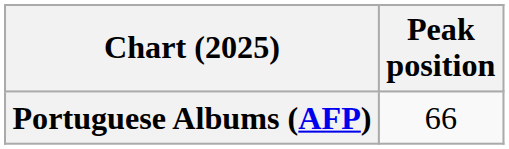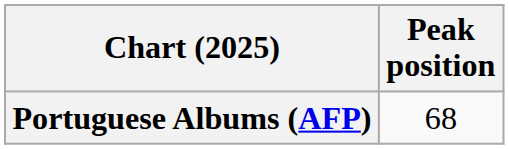(441, 117) 66 -> (441, 117) 68
